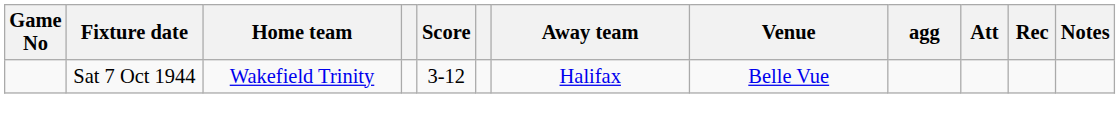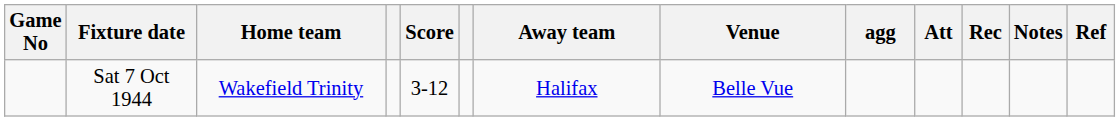+ column: (1091, 32)
